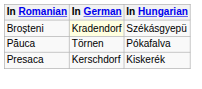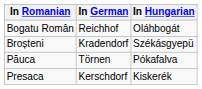+ row: (40, 28)
(97, 28) lightyellow background -> (103, 44) no background
